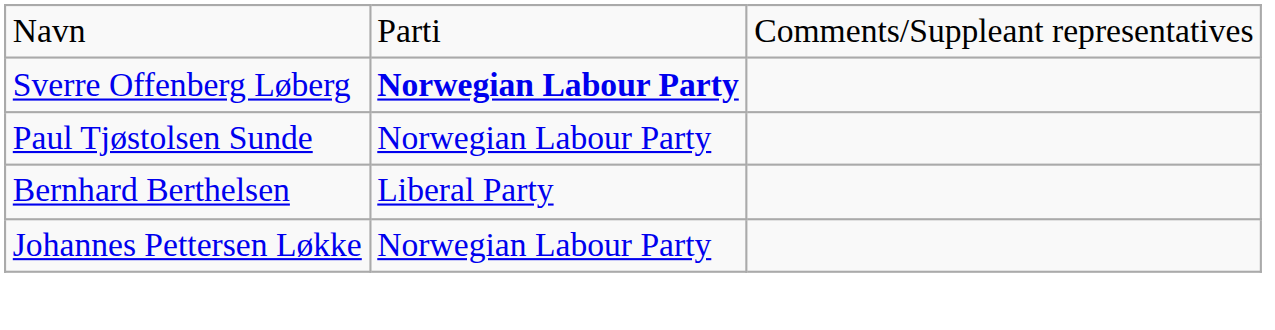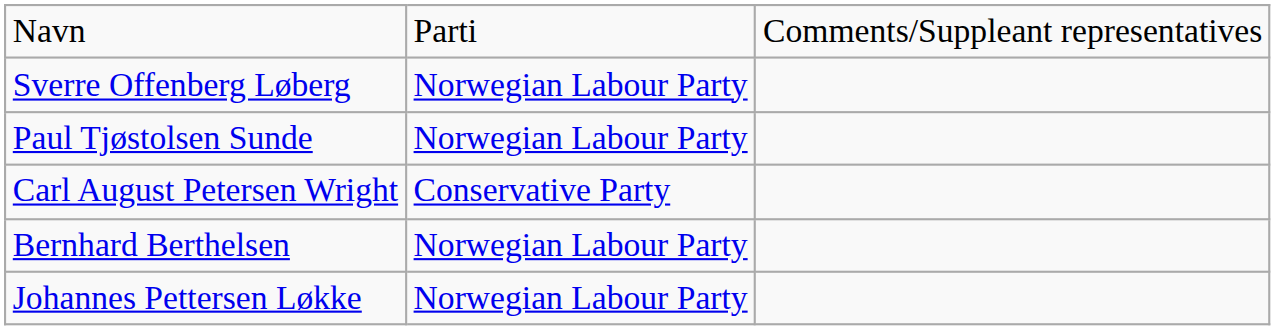(558, 84) bold -> (581, 84) normal
+ row: (205, 191)
(465, 191) Liberal Party -> (581, 244) Norwegian Labour Party
